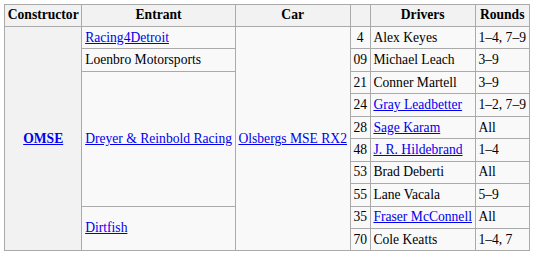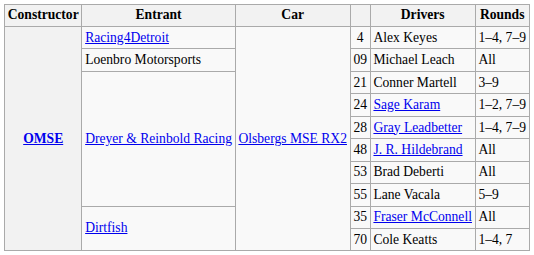(489, 60) 3–9 -> (487, 60) All
(418, 105) Gray Leadbetter -> (407, 105) Sage Karam
(407, 127) Sage Karam -> (418, 127) Gray Leadbetter
(487, 127) All -> (502, 127) 1–4, 7–9
(489, 149) 1–4 -> (487, 149) All
